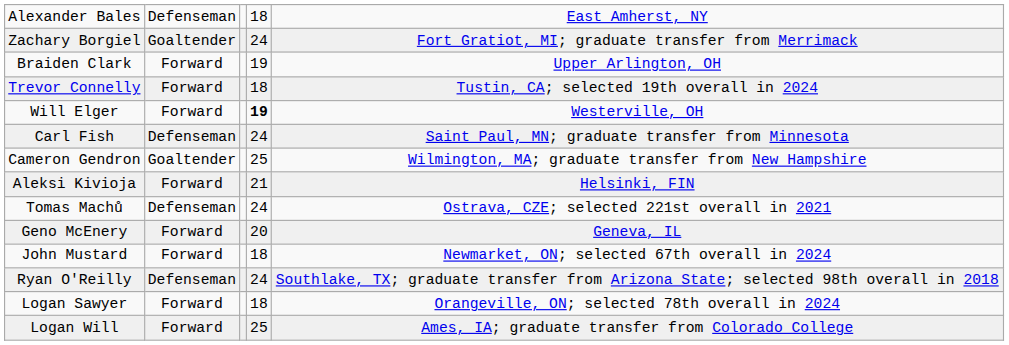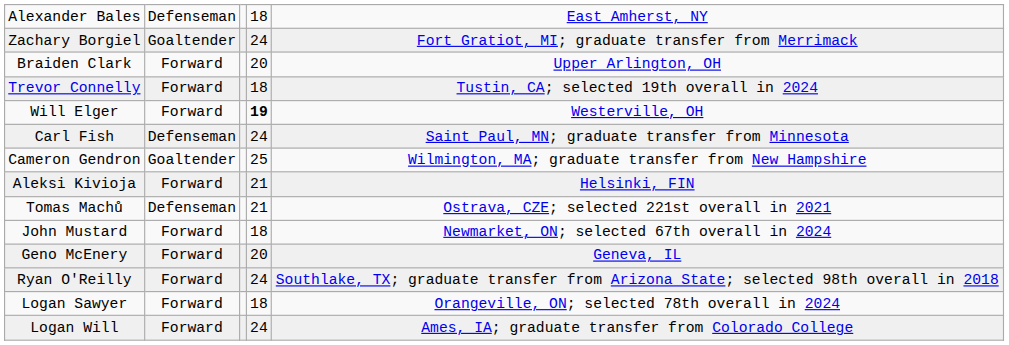(259, 64) 19 -> (259, 64) 20
(259, 208) 24 -> (259, 208) 21
rows swapped: (74, 232) <-> (74, 256)
(192, 280) Defenseman -> (192, 280) Forward
(259, 328) 25 -> (259, 328) 24
